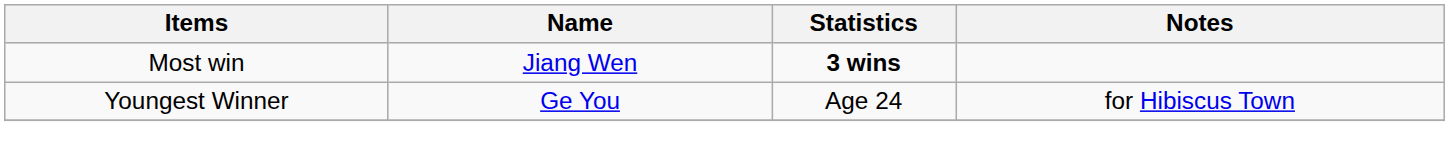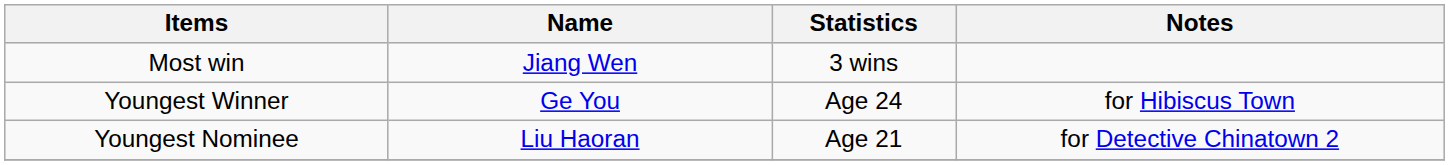(864, 62) bold -> (864, 62) normal
+ row: (197, 139)
